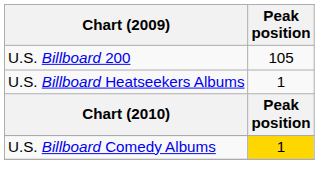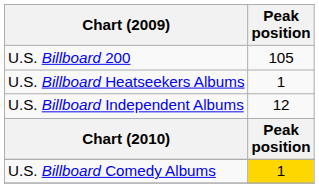+ row: (126, 105)
